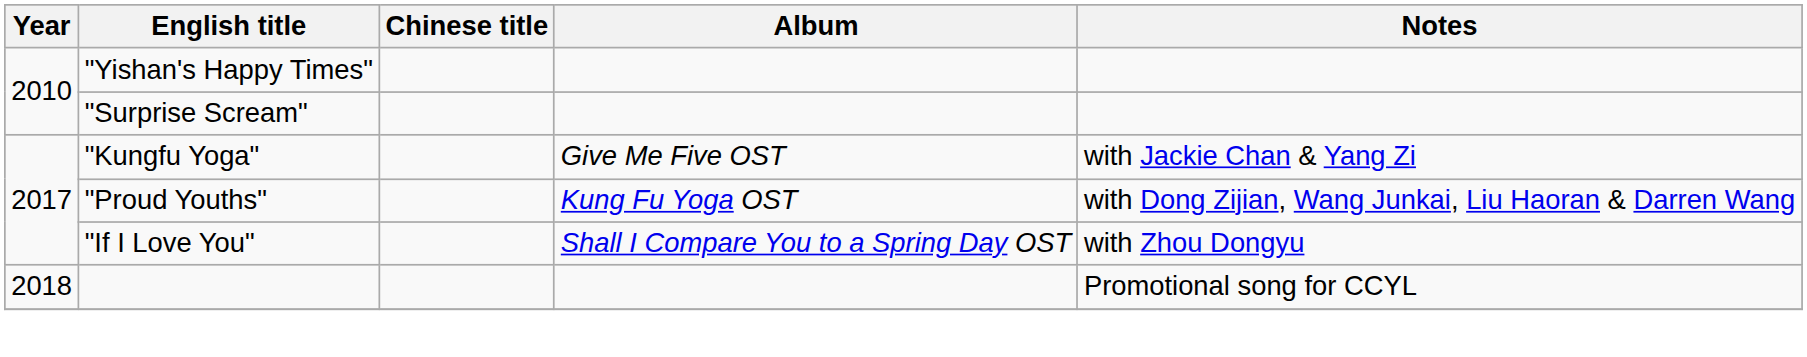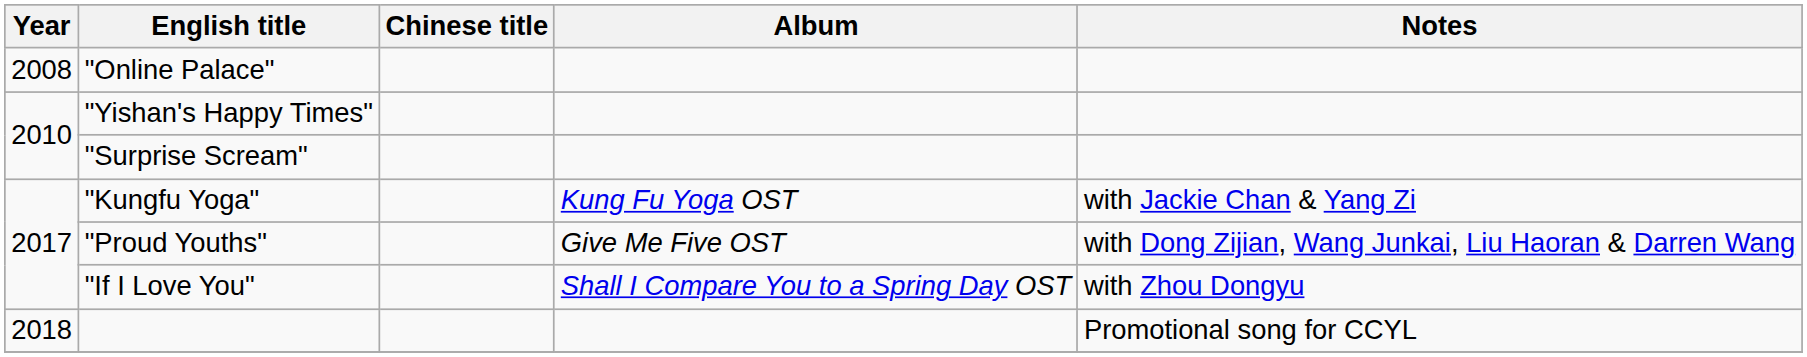+ row: (42, 69)
(673, 156) Give Me Five OST -> (679, 199) Kung Fu Yoga OST
(679, 199) Kung Fu Yoga OST -> (673, 243) Give Me Five OST
